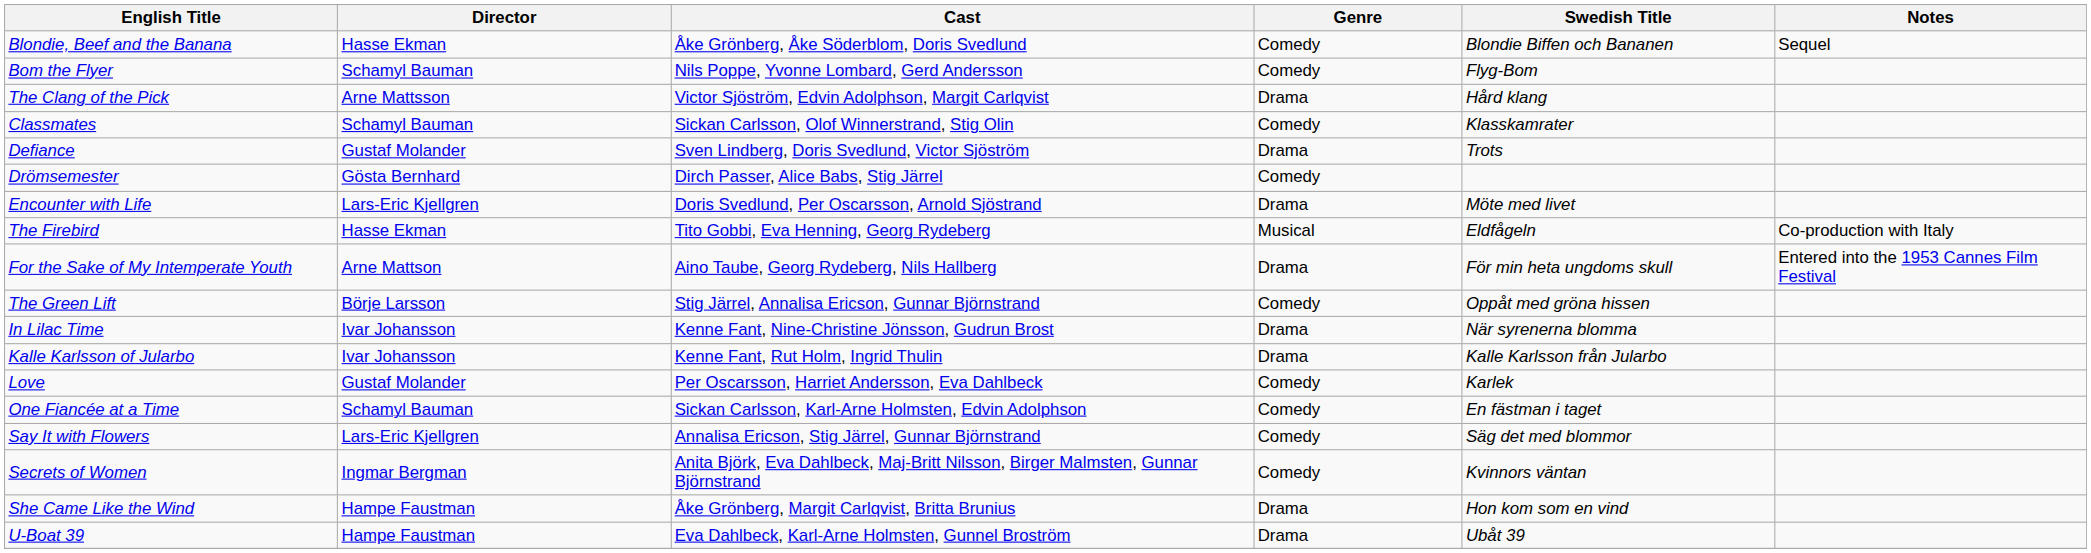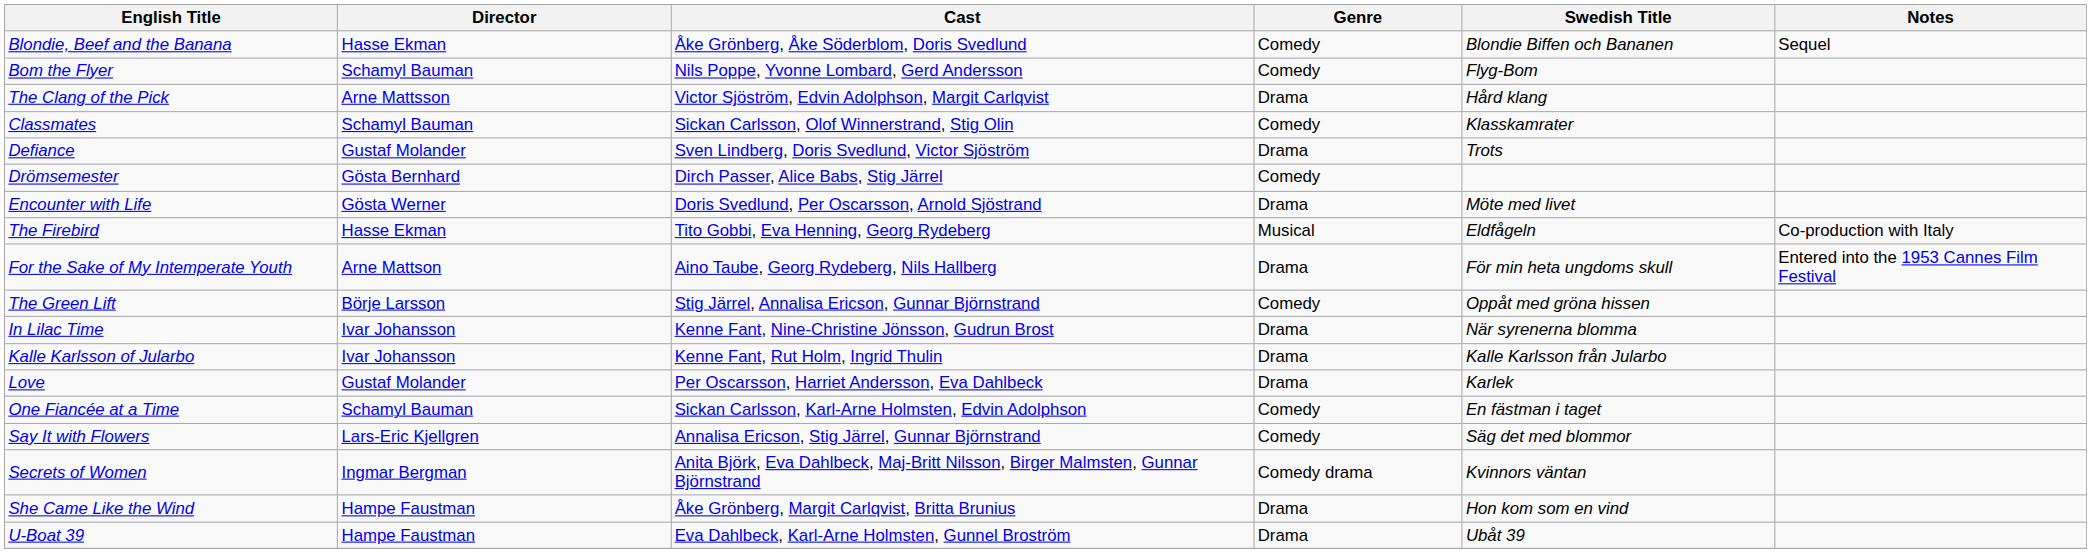(410, 204) Lars-Eric Kjellgren -> (394, 204) Gösta Werner
(1289, 383) Comedy -> (1283, 383) Drama
(1289, 472) Comedy -> (1315, 472) Comedy drama
